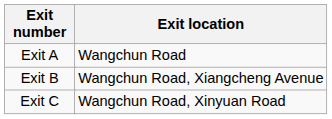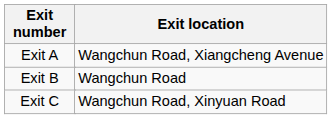(132, 55) Wangchun Road -> (201, 55) Wangchun Road, Xiangcheng Avenue
(201, 78) Wangchun Road, Xiangcheng Avenue -> (132, 78) Wangchun Road
